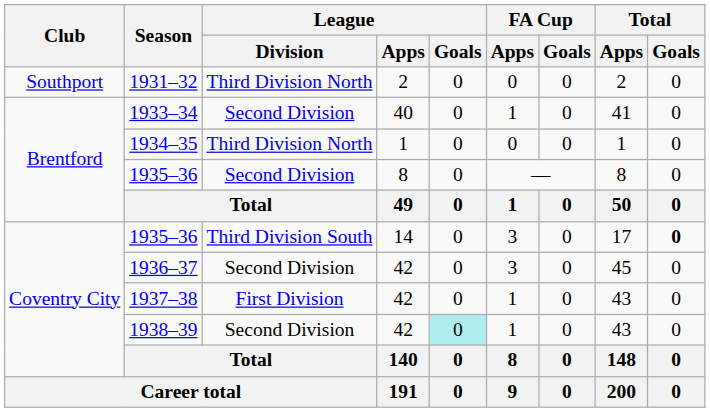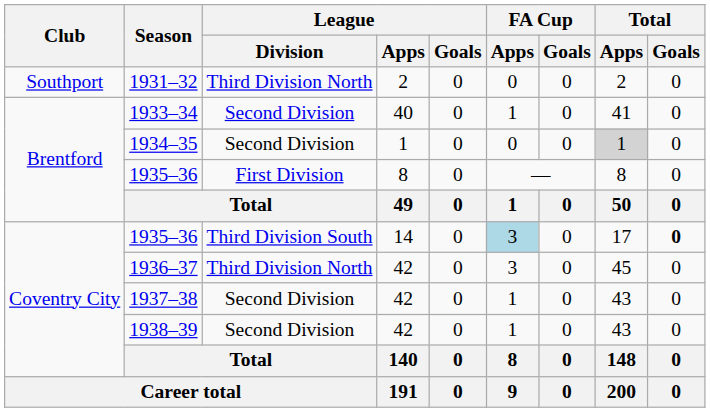(290, 143) Third Division North -> (290, 143) Second Division
(621, 143) no background -> (621, 143) lightgrey background
(290, 174) Second Division -> (290, 174) First Division
(512, 236) no background -> (512, 236) lightblue background
(290, 267) Second Division -> (290, 267) Third Division North
(290, 298) First Division -> (290, 298) Second Division
(458, 329) paleturquoise background -> (458, 329) no background
